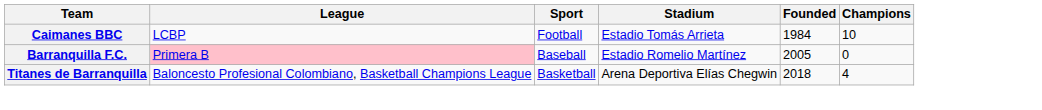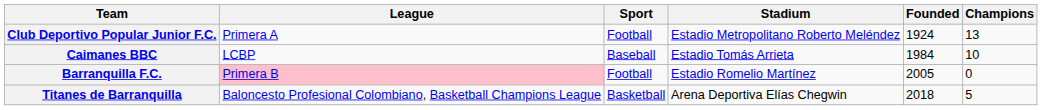+ row: (112, 34)
(560, 34) Football -> (631, 54) Baseball
(561, 54) Baseball -> (629, 74) Football
(846, 74) 4 -> (969, 94) 5
